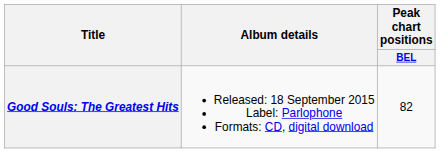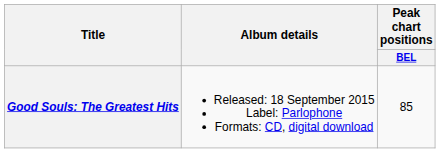(406, 106) 82 -> (406, 106) 85
